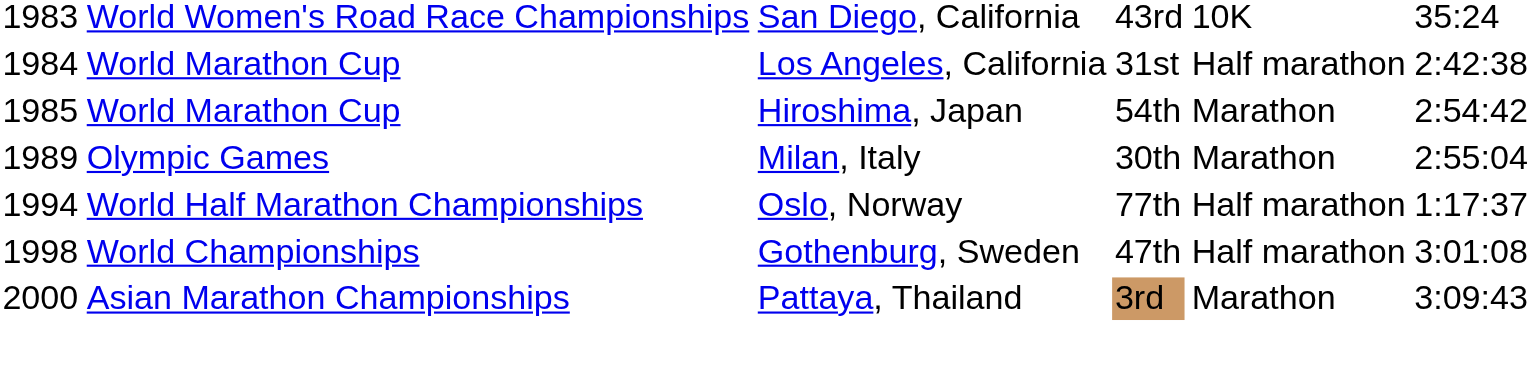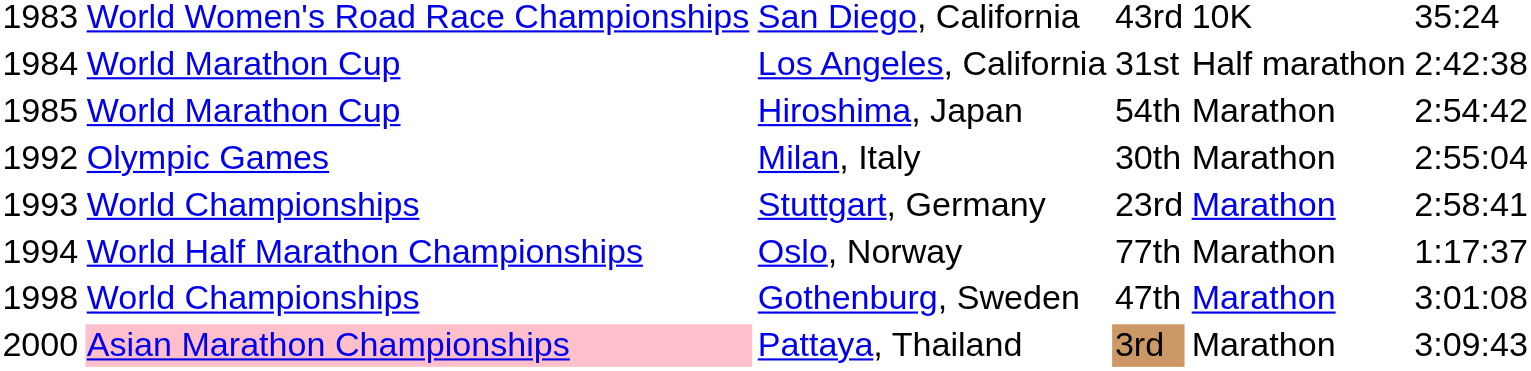(40, 157) 1989 -> (40, 157) 1992
+ row: (902, 204)
(1299, 204) Half marathon -> (1264, 251) Marathon
(1299, 251) Half marathon -> (1264, 298) Marathon
(328, 298) no background -> (328, 345) pink background
